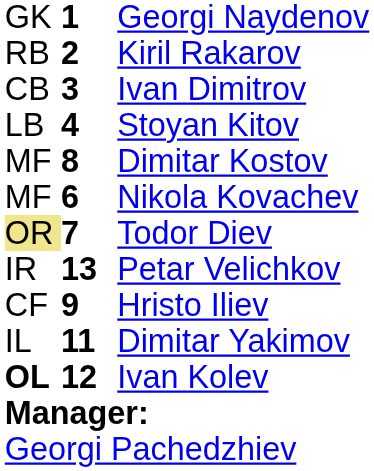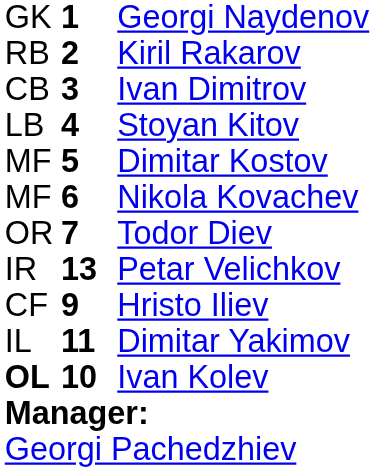(70, 161) 8 -> (70, 161) 5
(29, 233) khaki background -> (29, 233) no background
(79, 377) 12 -> (79, 377) 10
